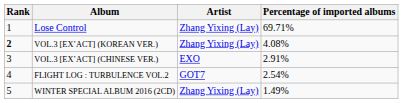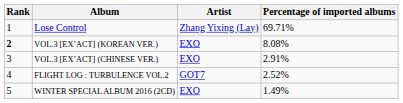(219, 43) Zhang Yixing (Lay) -> (190, 43) EXO
(276, 43) 4.08% -> (276, 43) 8.08%
(276, 75) 2.54% -> (276, 75) 2.52%
(219, 91) Zhang Yixing (Lay) -> (190, 91) EXO
